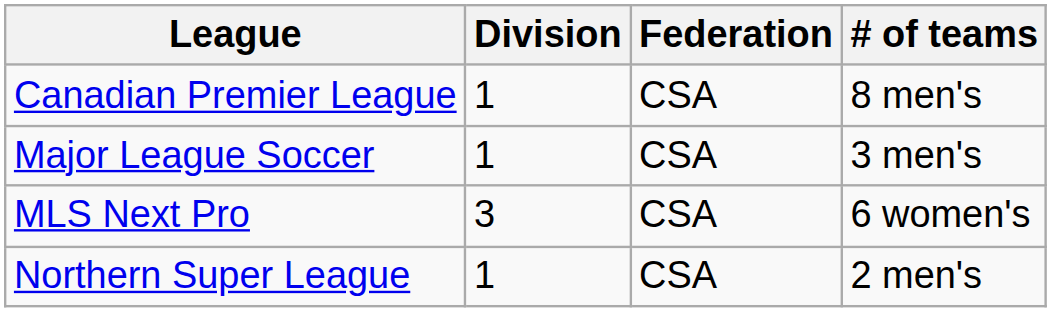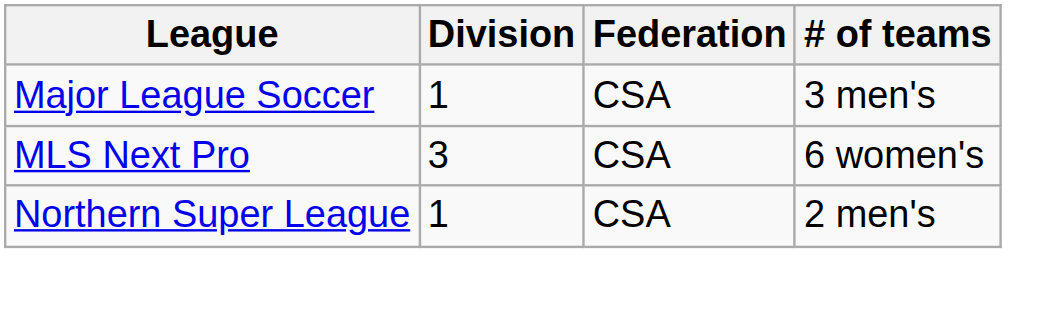- row: (235, 94)
